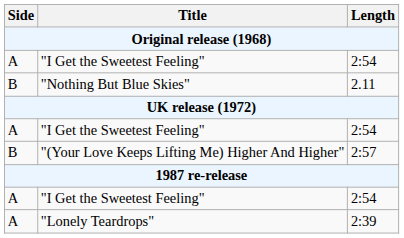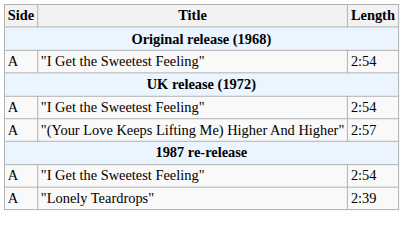- row: (115, 84)
(13, 152) B -> (13, 130) A
